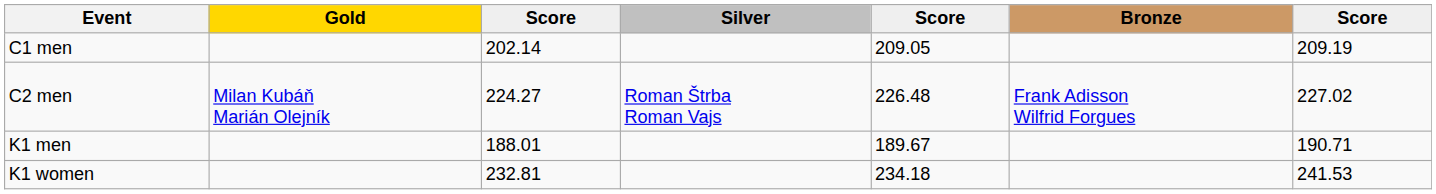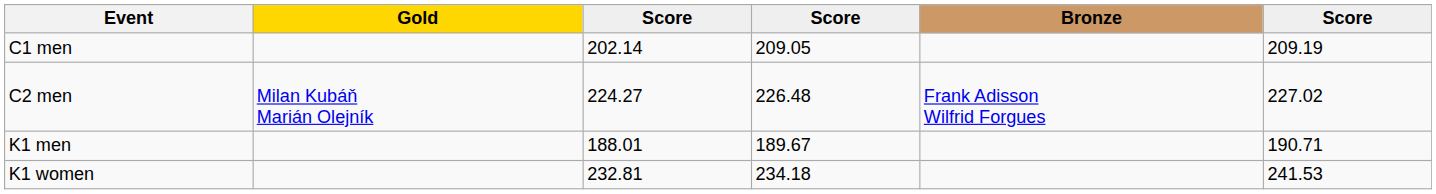- column: (746, 18)
